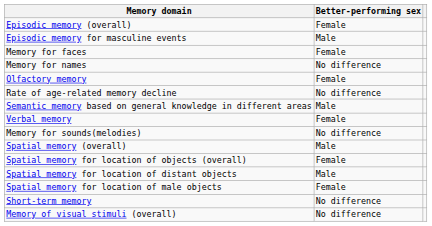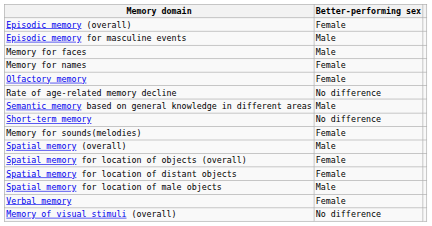(331, 52) Female -> (326, 52) Male
(348, 65) No difference -> (331, 65) Female
rows swapped: (49, 201) <-> (39, 120)
(348, 133) No difference -> (331, 133) Female
(326, 174) Male -> (331, 174) Female
(331, 187) Female -> (326, 187) Male
